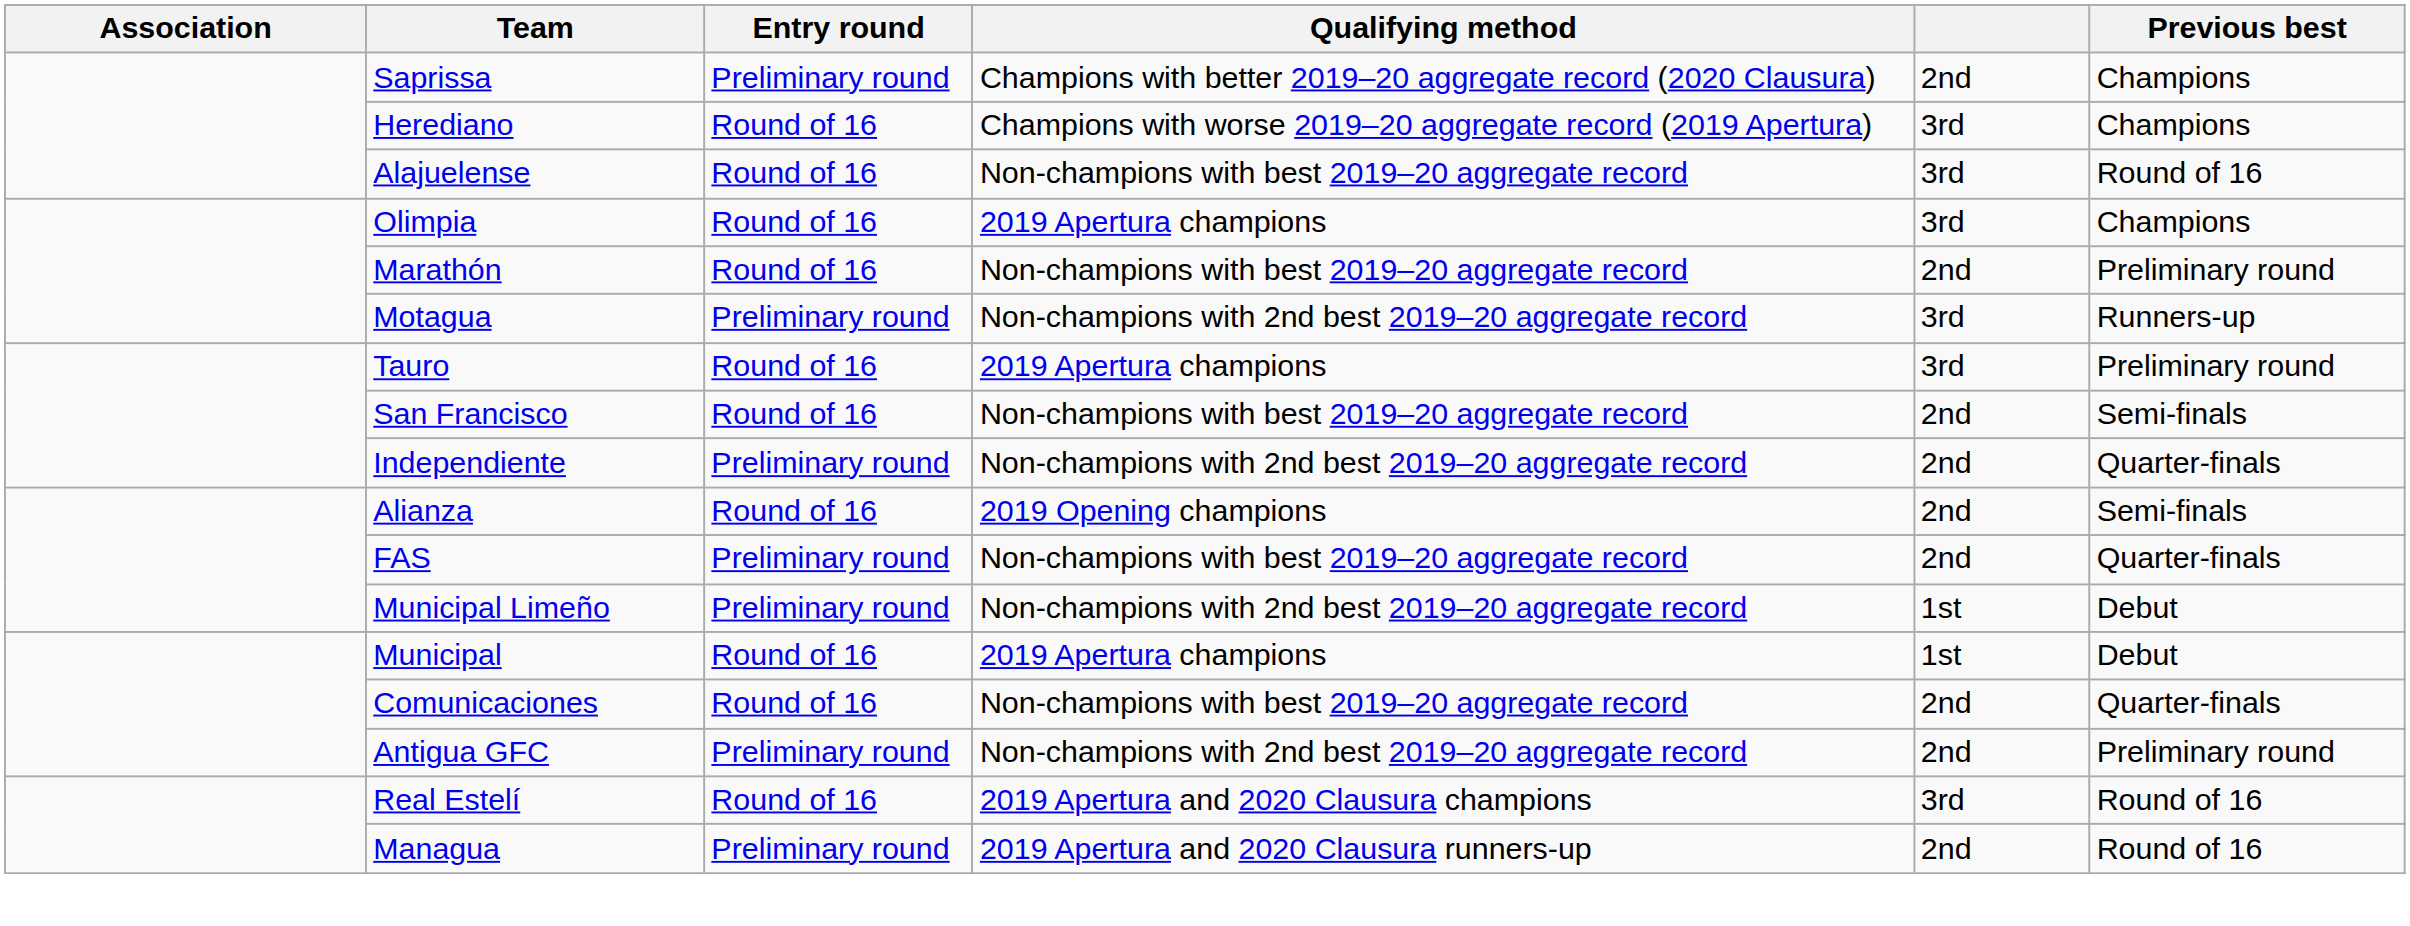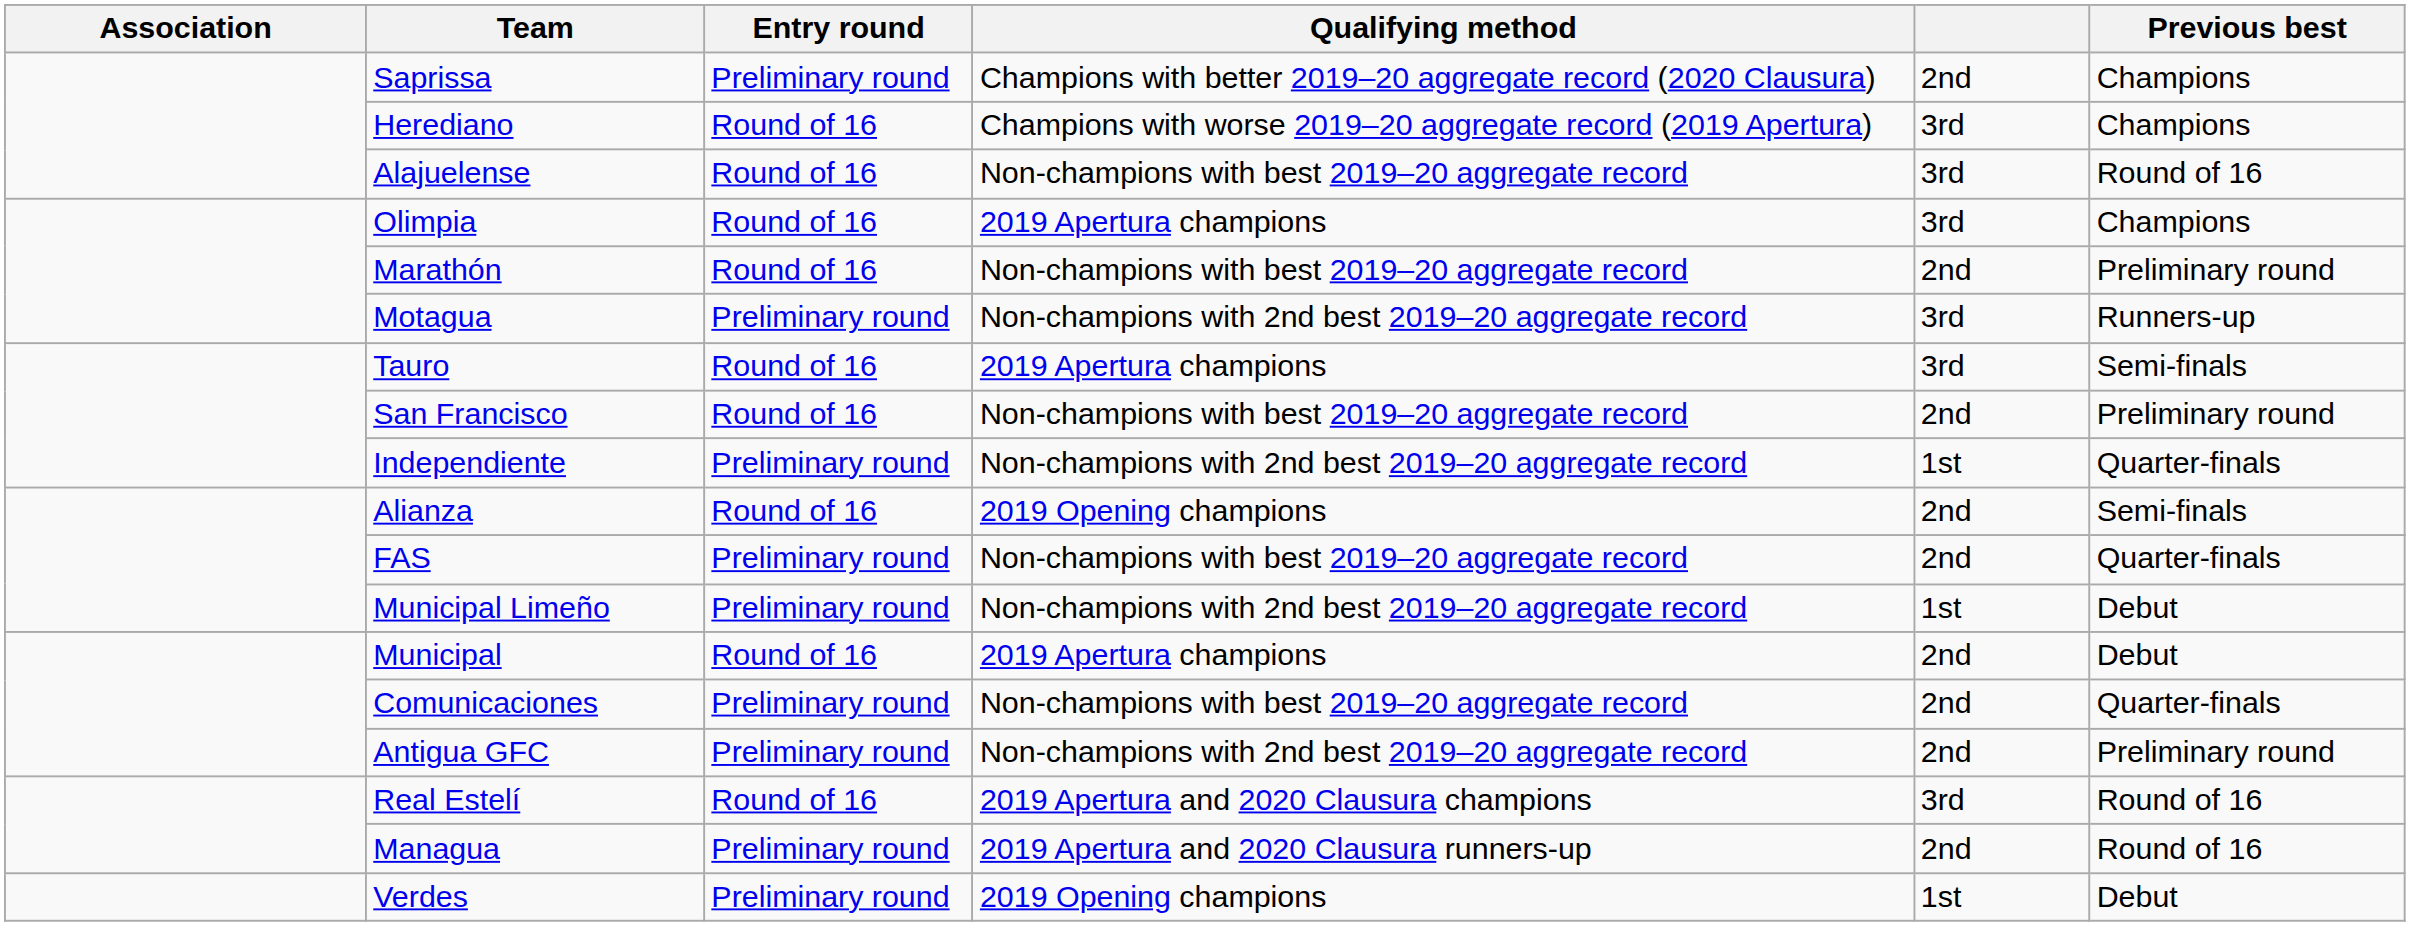(2216, 366) Preliminary round -> (2172, 366) Semi-finals
(2172, 414) Semi-finals -> (2216, 414) Preliminary round
(1946, 462) 2nd -> (1941, 462) 1st
(1941, 655) 1st -> (1946, 655) 2nd
(794, 703) Round of 16 -> (830, 703) Preliminary round
+ row: (421, 896)
